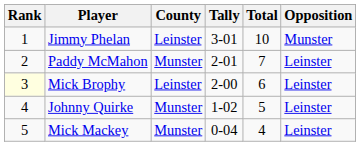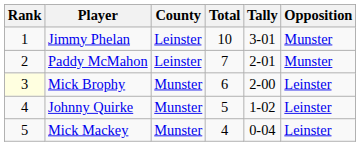columns swapped: (224, 15) <-> (262, 15)
(178, 61) Munster -> (178, 61) Leinster
(308, 61) Leinster -> (308, 61) Munster
(178, 84) Leinster -> (178, 84) Munster
